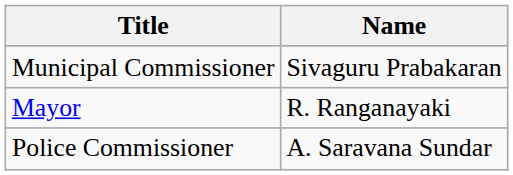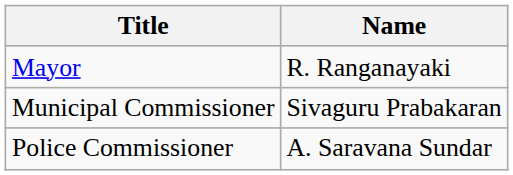rows swapped: (46, 107) <-> (143, 66)
